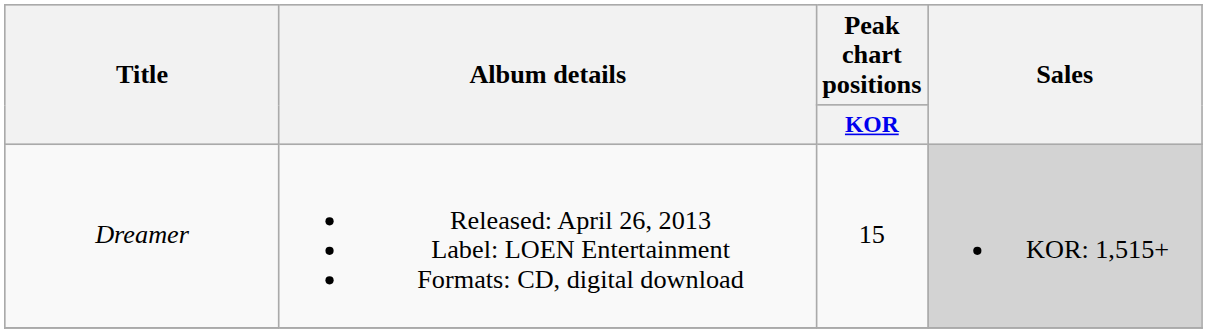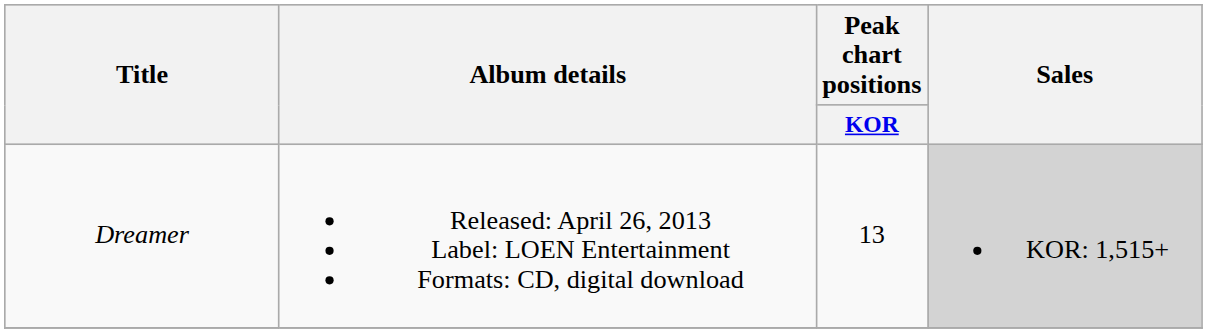(872, 235) 15 -> (872, 235) 13
